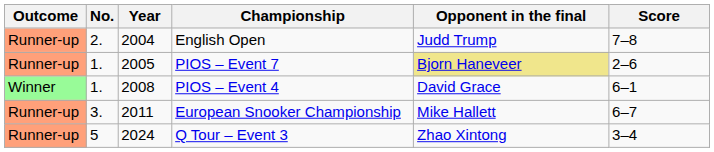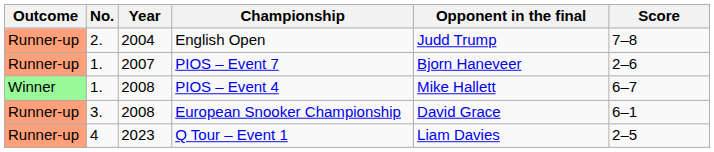(138, 64) 2005 -> (138, 64) 2007
(469, 64) khaki background -> (469, 64) no background
(459, 87) David Grace -> (456, 87) Mike Hallett
(625, 87) 6–1 -> (625, 87) 6–7
(137, 111) 2011 -> (138, 111) 2008
(456, 111) Mike Hallett -> (459, 111) David Grace
(625, 111) 6–7 -> (625, 111) 6–1
+ row: (231, 135)
- row: (231, 135)
